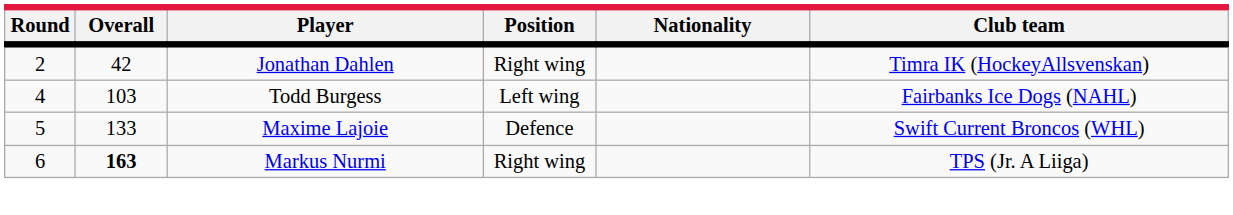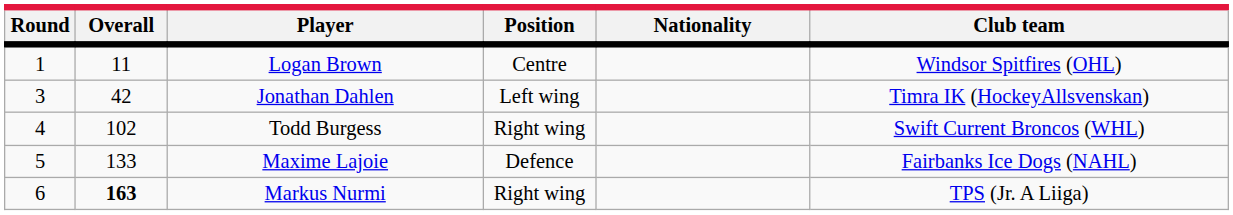+ row: (325, 63)
(40, 63) 2 -> (40, 95) 3
(539, 63) Right wing -> (539, 95) Left wing
(121, 95) 103 -> (121, 128) 102
(539, 95) Left wing -> (539, 128) Right wing
(1019, 95) Fairbanks Ice Dogs (NAHL) -> (1019, 128) Swift Current Broncos (WHL)
(1019, 128) Swift Current Broncos (WHL) -> (1019, 160) Fairbanks Ice Dogs (NAHL)
